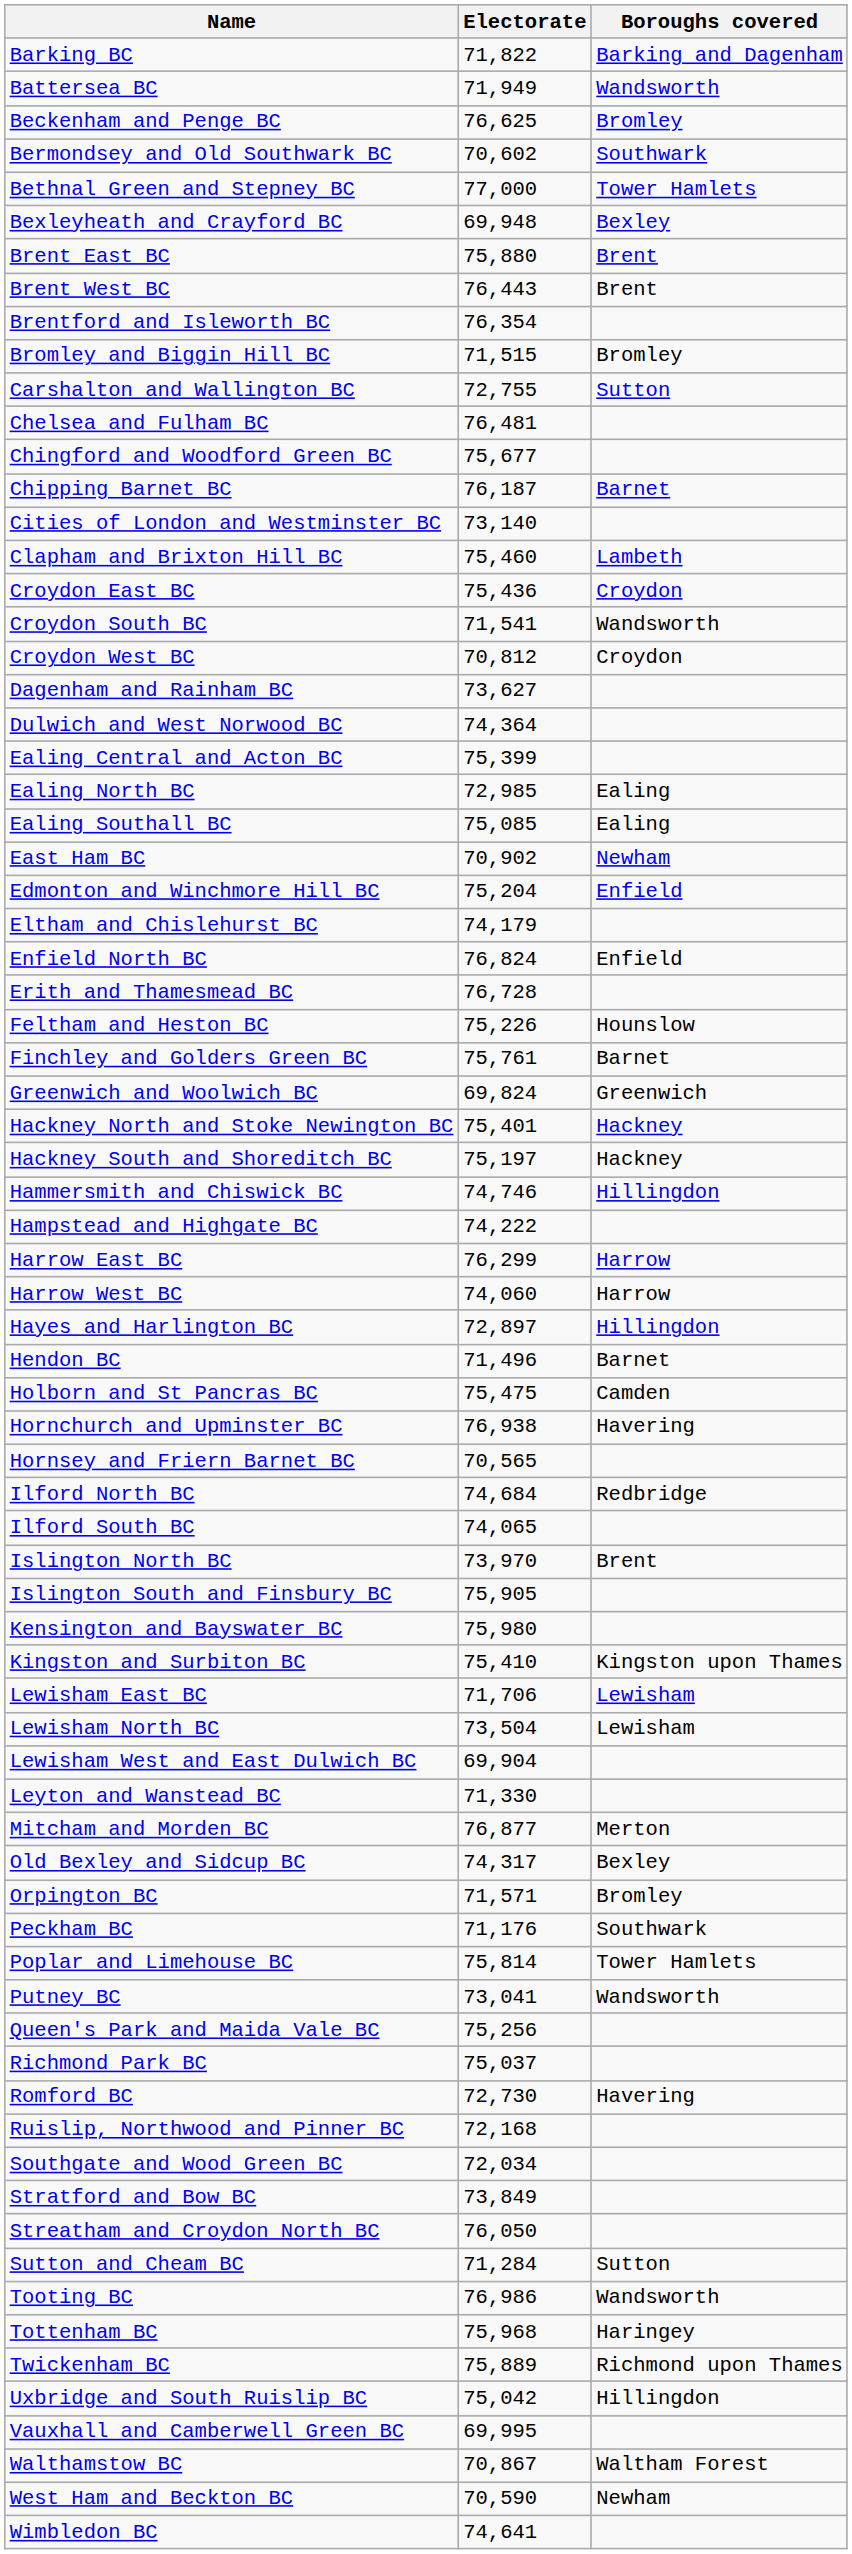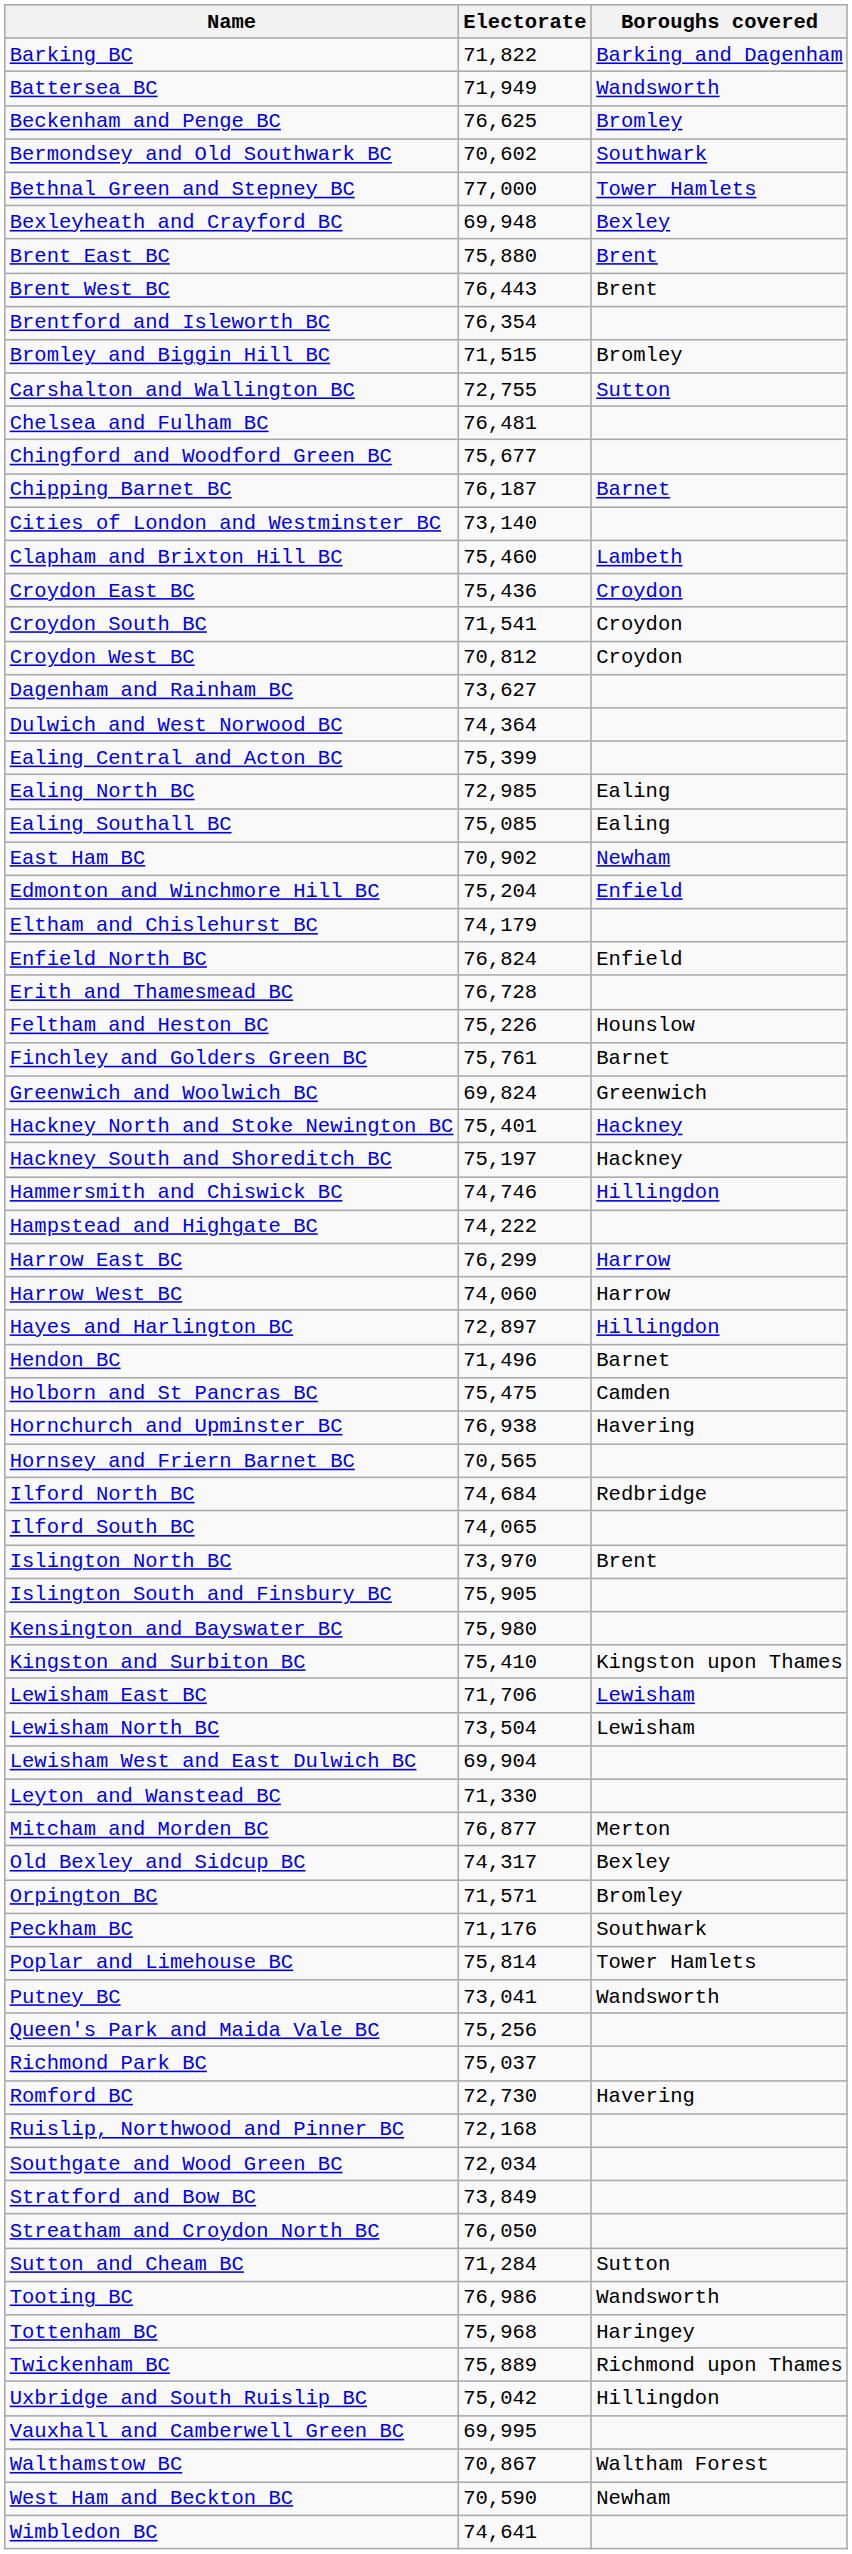(658, 624) Wandsworth -> (639, 624) Croydon
